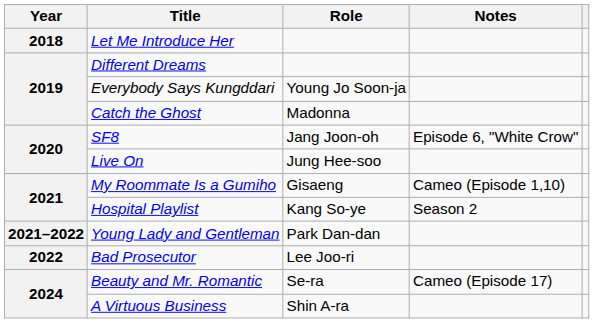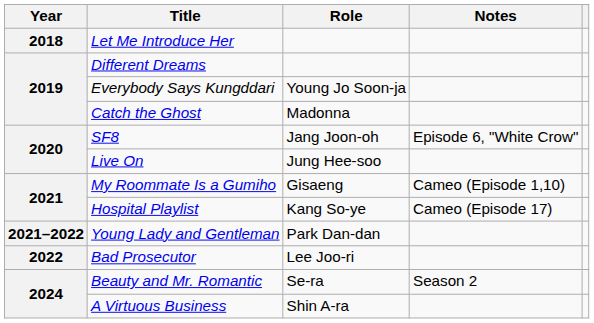(445, 209) Season 2 -> (483, 209) Cameo (Episode 17)
(483, 281) Cameo (Episode 17) -> (445, 281) Season 2
